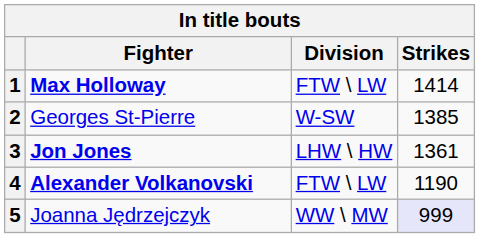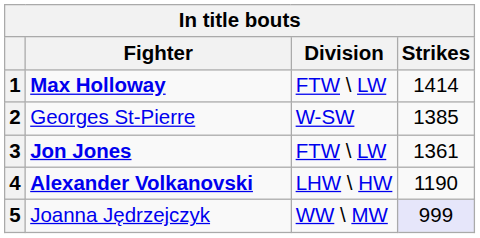(344, 150) LHW \ HW -> (341, 150) FTW \ LW
(341, 183) FTW \ LW -> (344, 183) LHW \ HW
